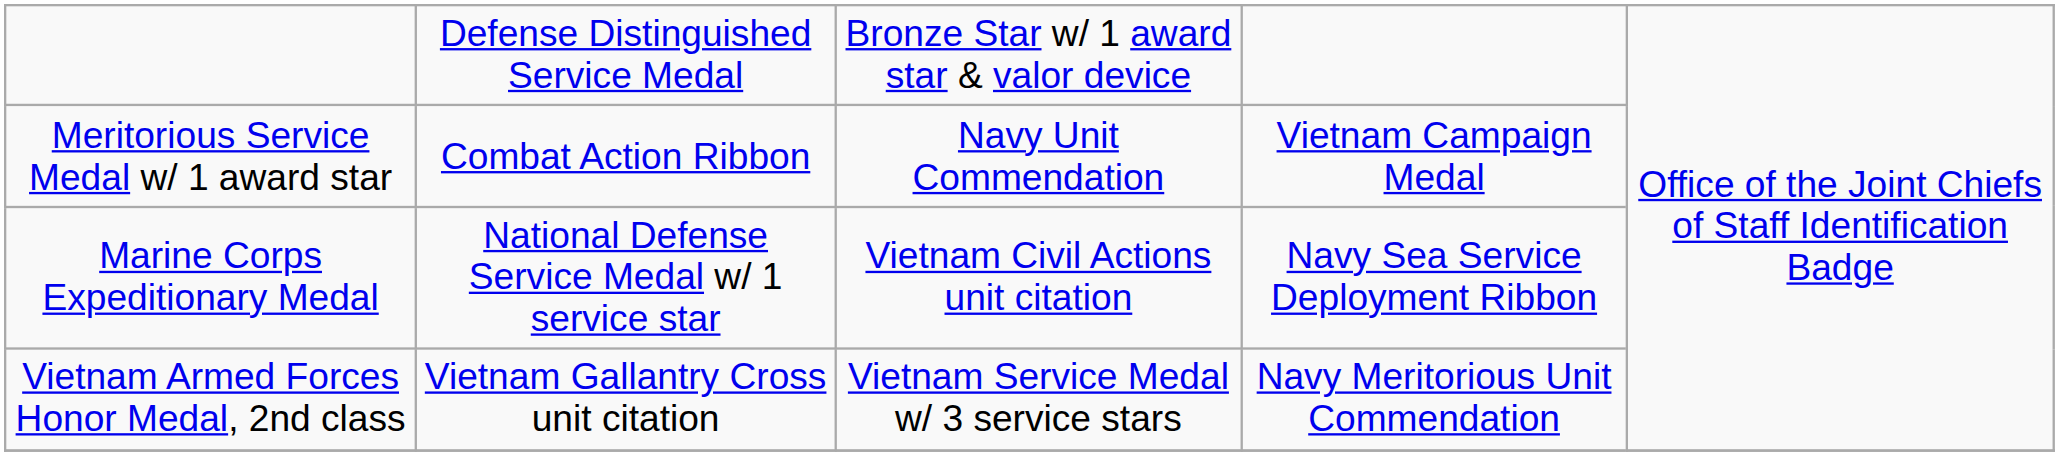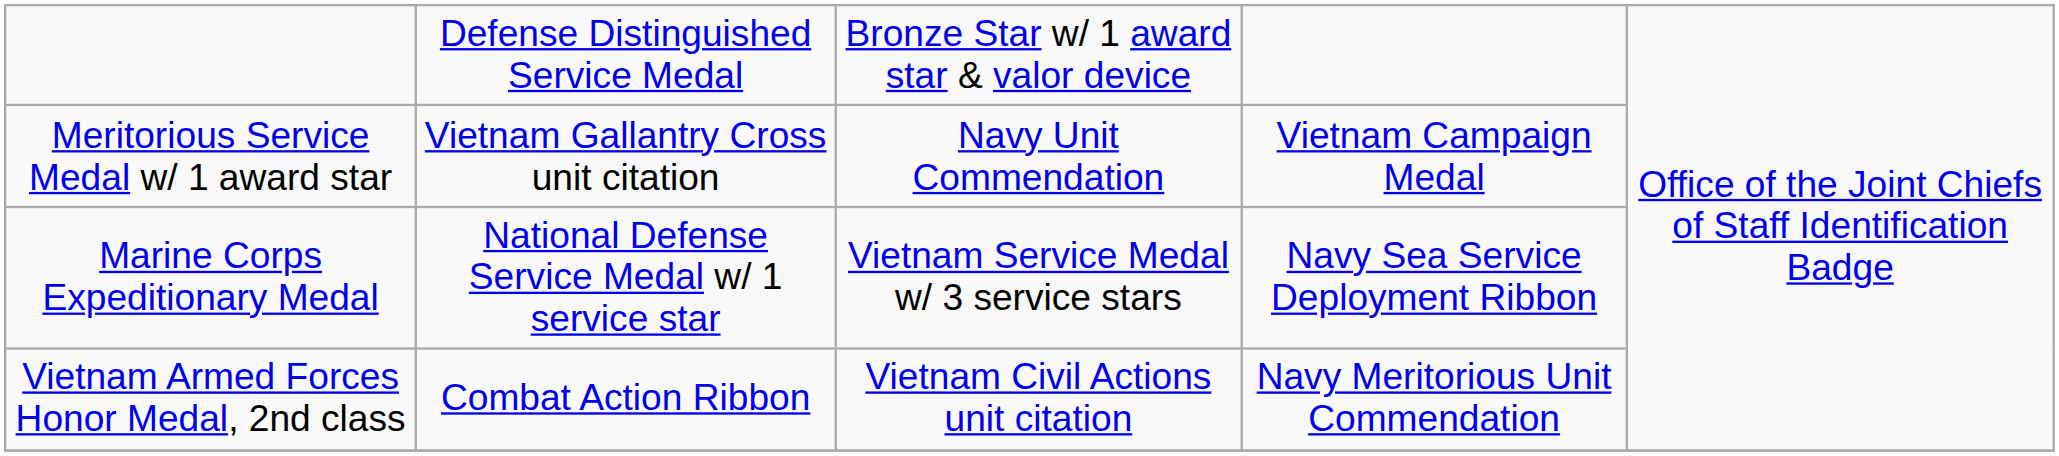(626, 155) Combat Action Ribbon -> (626, 155) Vietnam Gallantry Cross unit citation
(1038, 276) Vietnam Civil Actions unit citation -> (1038, 276) Vietnam Service Medal w/ 3 service stars
(626, 398) Vietnam Gallantry Cross unit citation -> (626, 398) Combat Action Ribbon
(1038, 398) Vietnam Service Medal w/ 3 service stars -> (1038, 398) Vietnam Civil Actions unit citation
